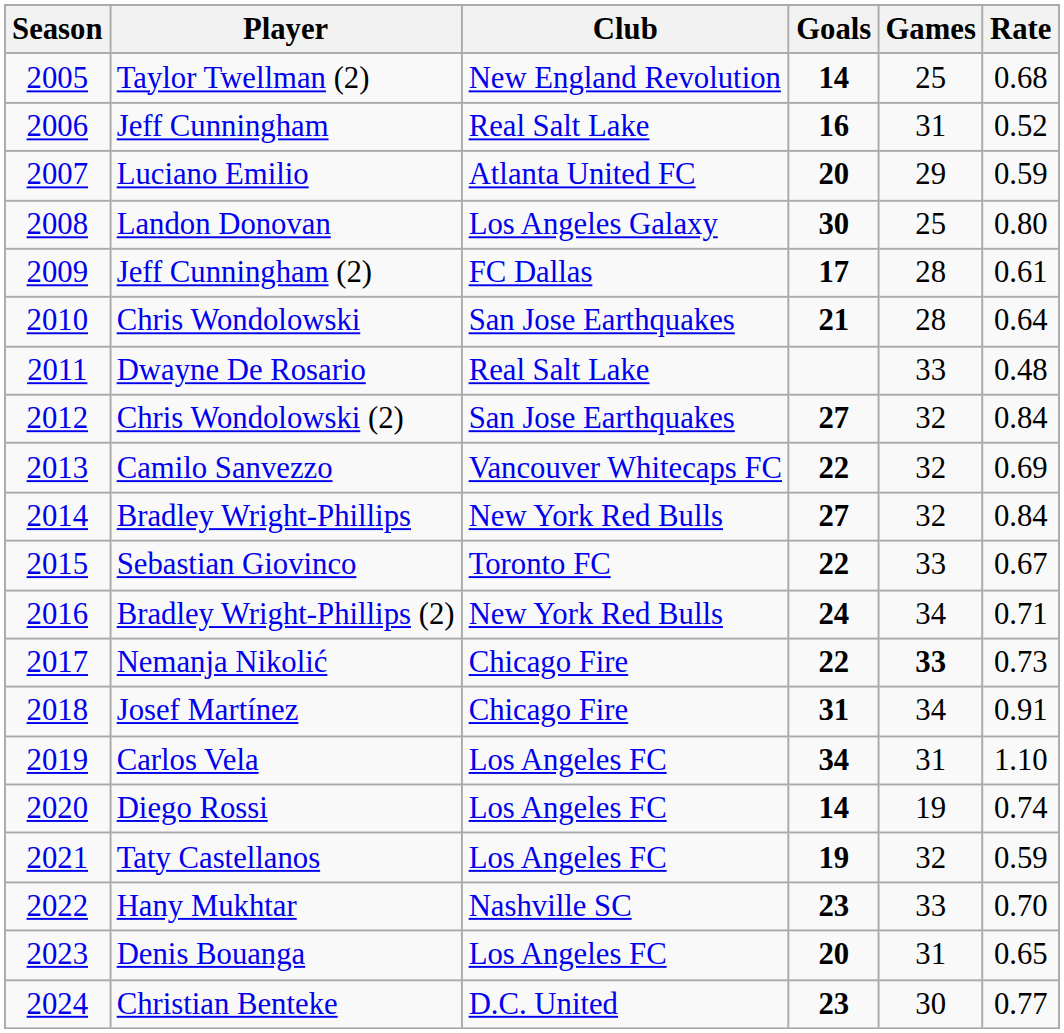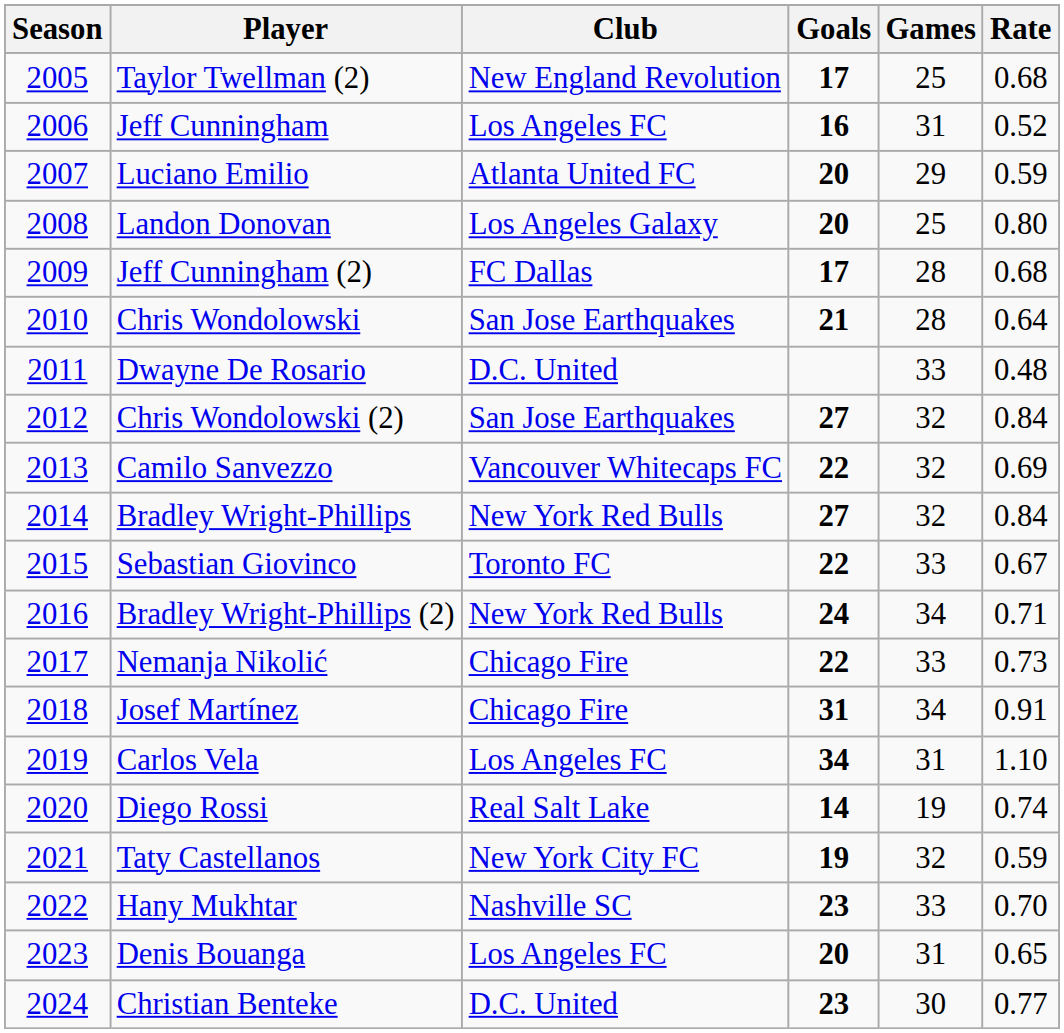(834, 77) 14 -> (834, 77) 17
(559, 126) Real Salt Lake -> (568, 126) Los Angeles FC
(834, 223) 30 -> (834, 223) 20
(1021, 272) 0.61 -> (1021, 272) 0.68
(559, 369) Real Salt Lake -> (543, 369) D.C. United
(931, 662) bold -> (931, 662) normal
(568, 808) Los Angeles FC -> (559, 808) Real Salt Lake
(568, 857) Los Angeles FC -> (584, 857) New York City FC
